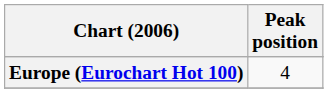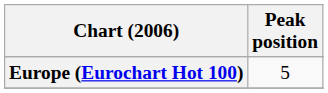(285, 72) 4 -> (285, 72) 5
